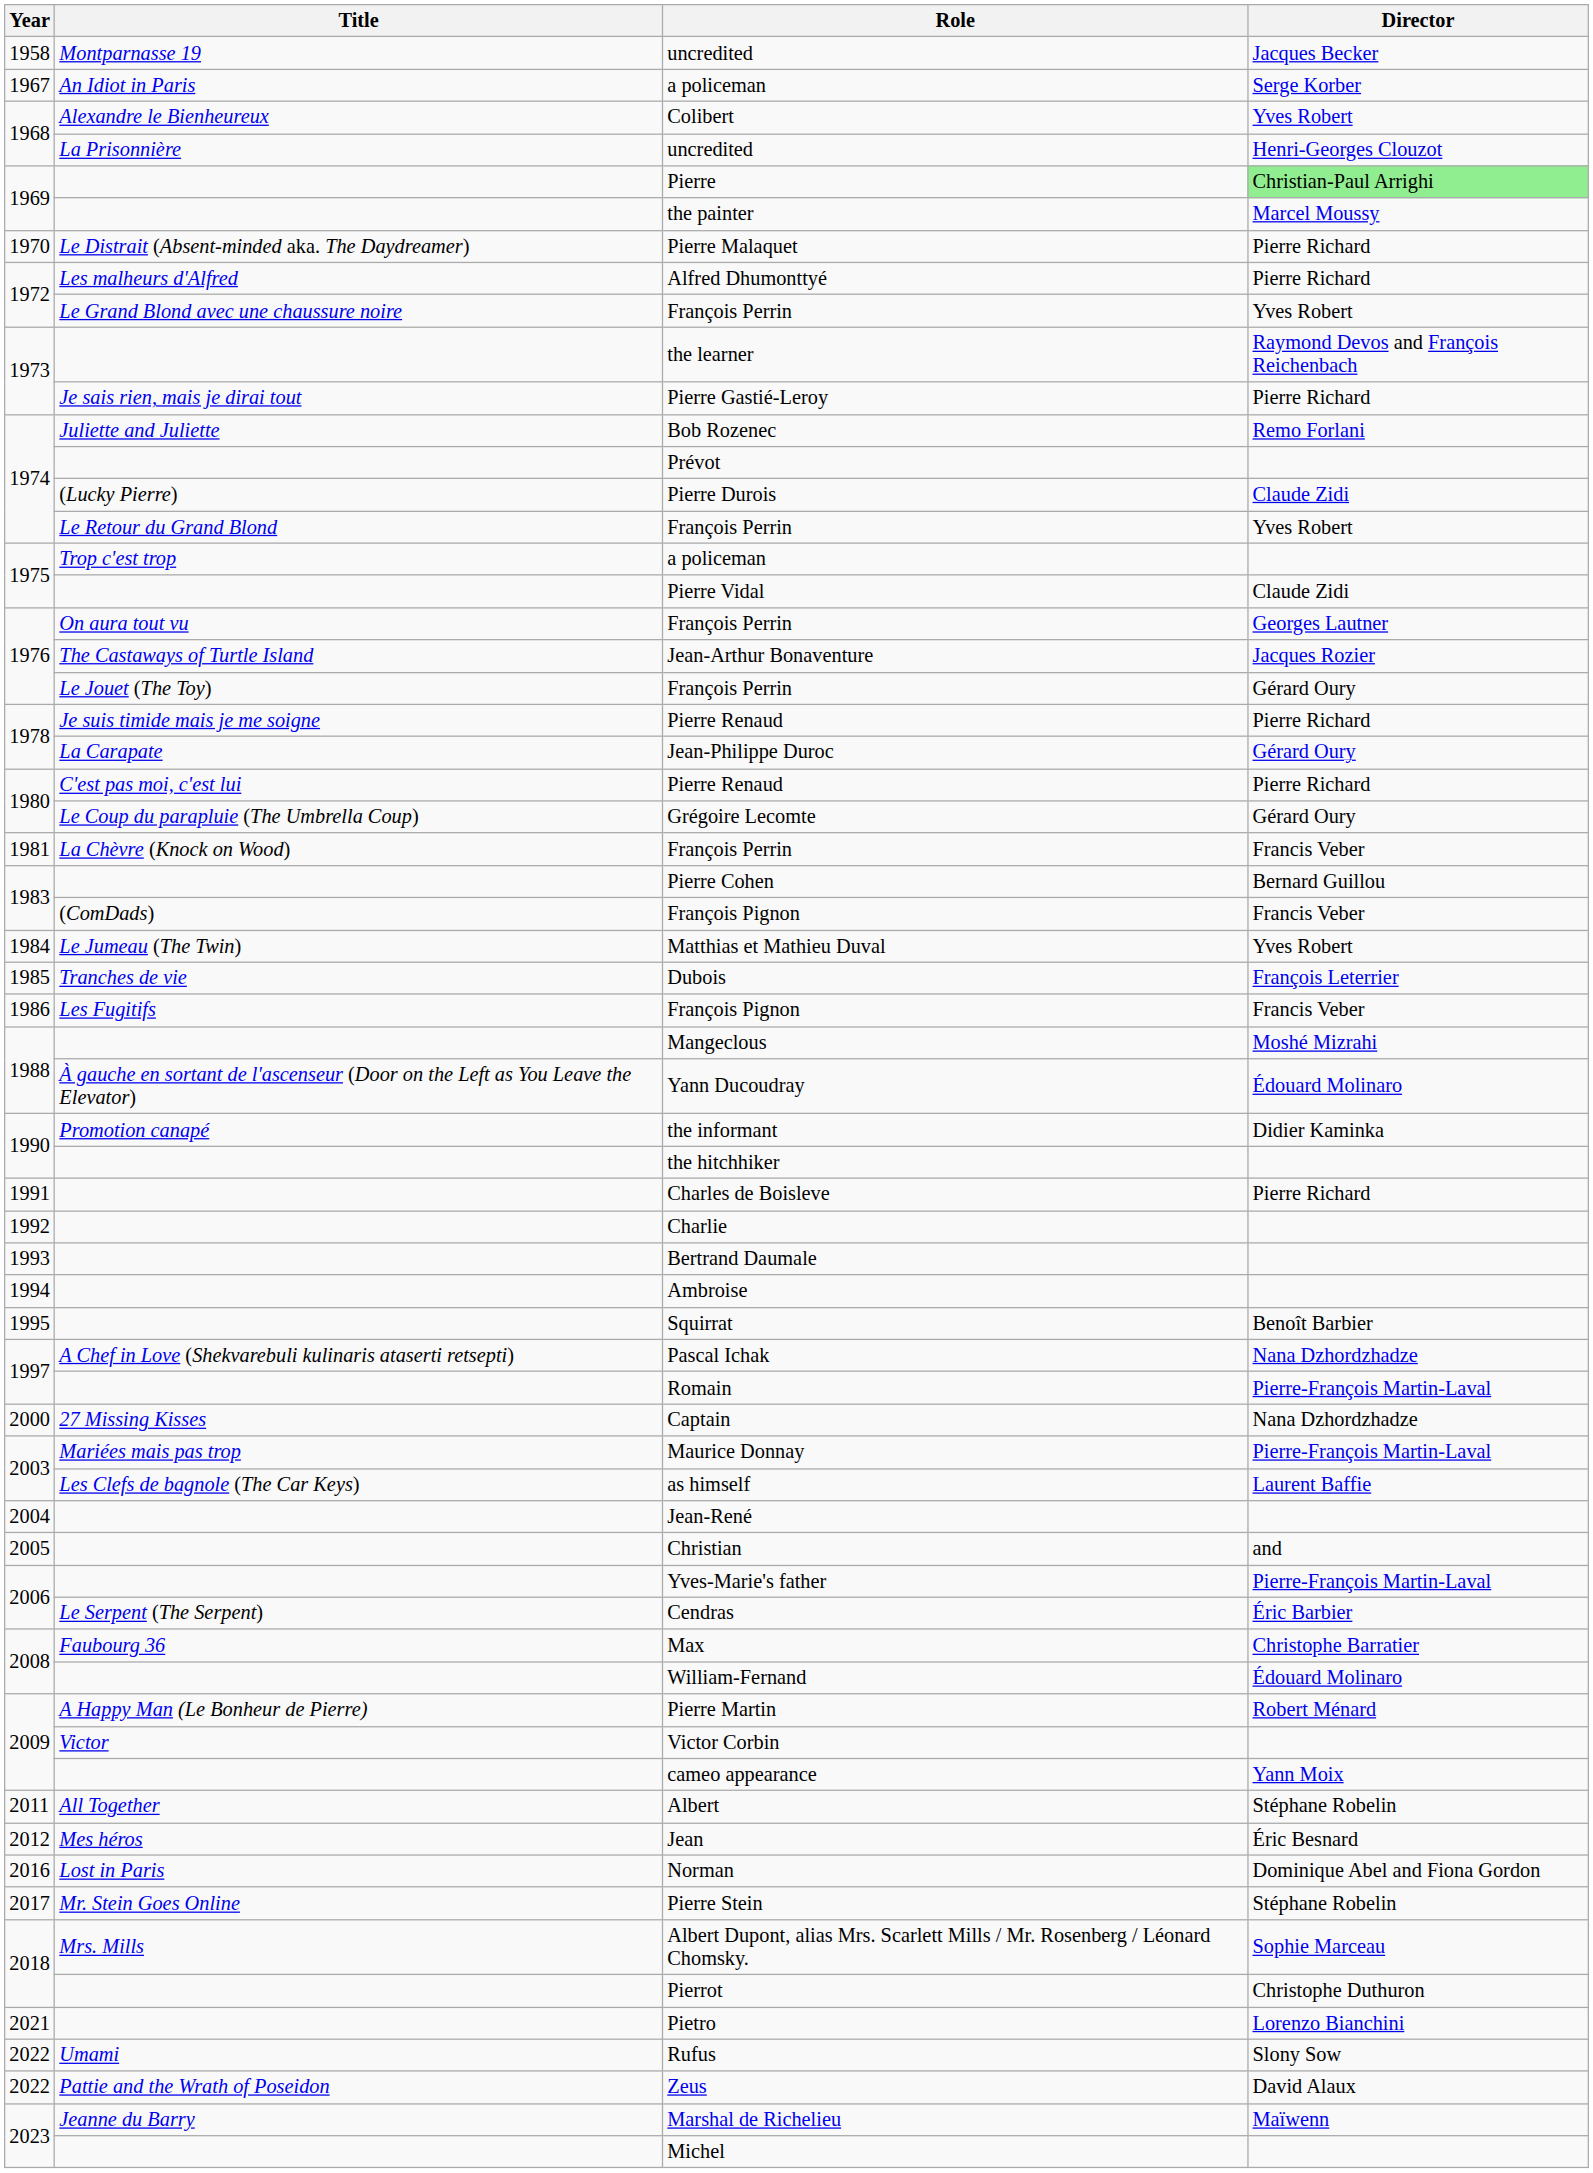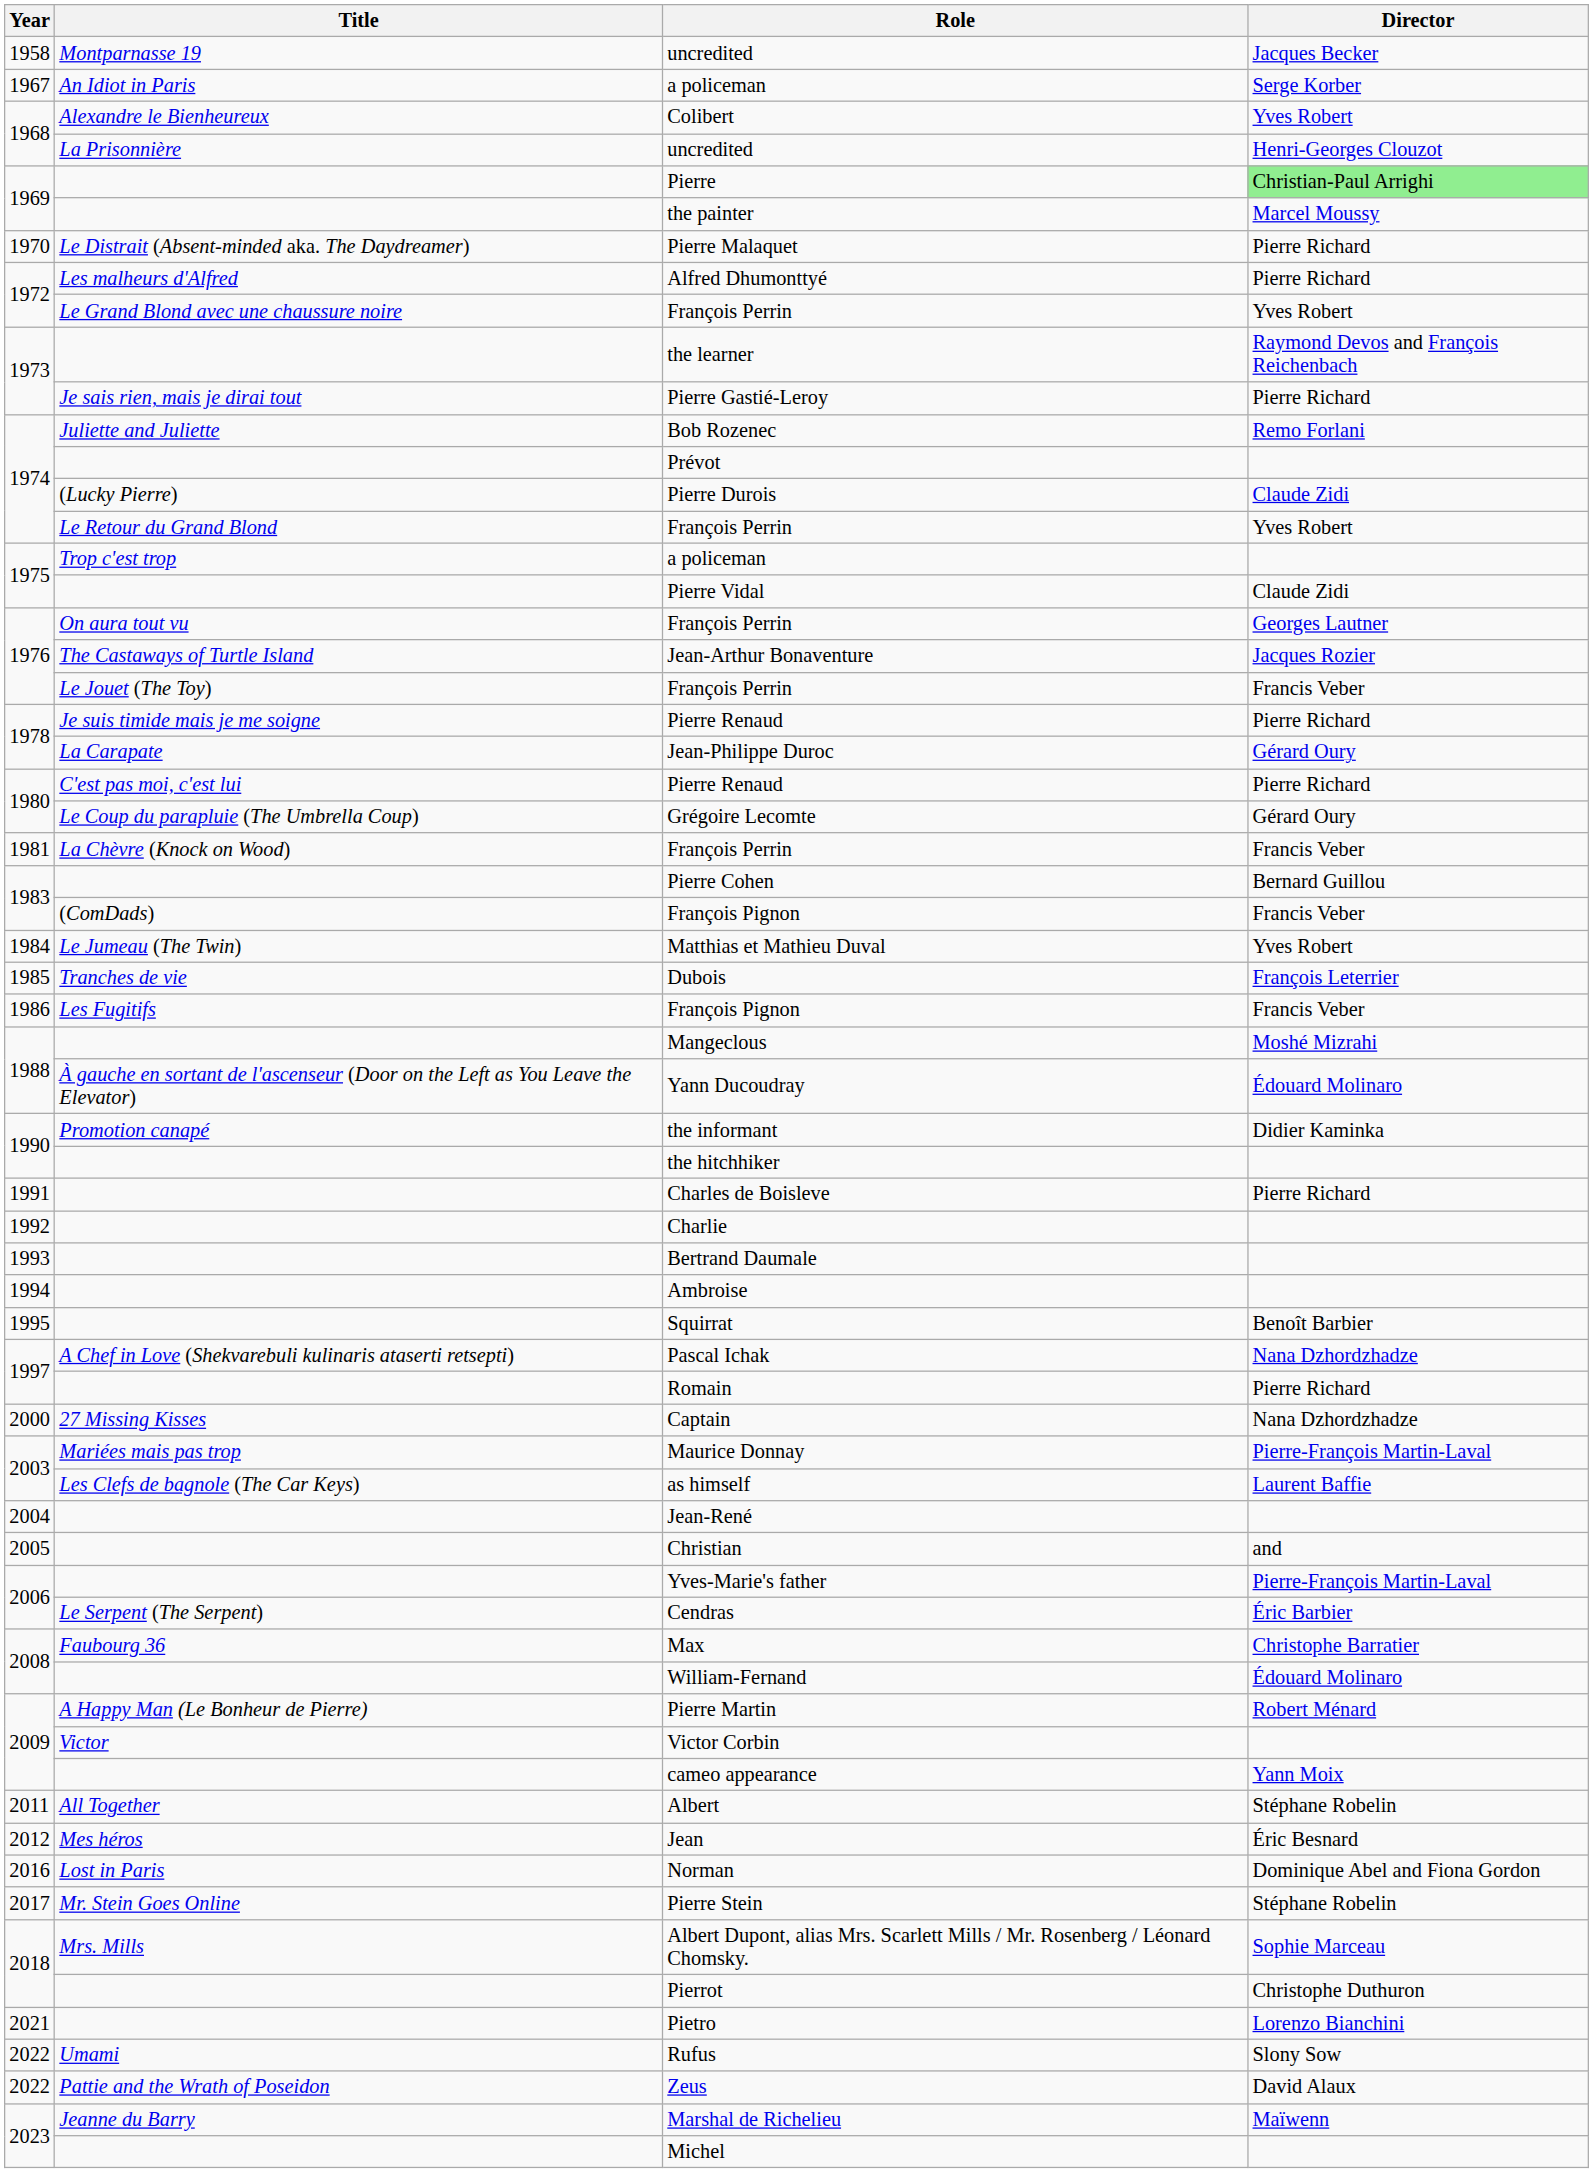(1304, 687) Gérard Oury -> (1308, 687) Francis Veber
(1372, 1387) Pierre-François Martin-Laval -> (1311, 1387) Pierre Richard
